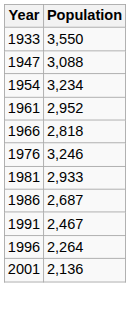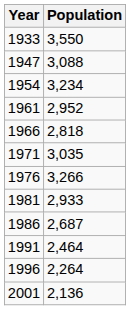+ row: (24, 154)
(65, 154) 3,246 -> (65, 177) 3,266
(65, 223) 2,467 -> (65, 246) 2,464
